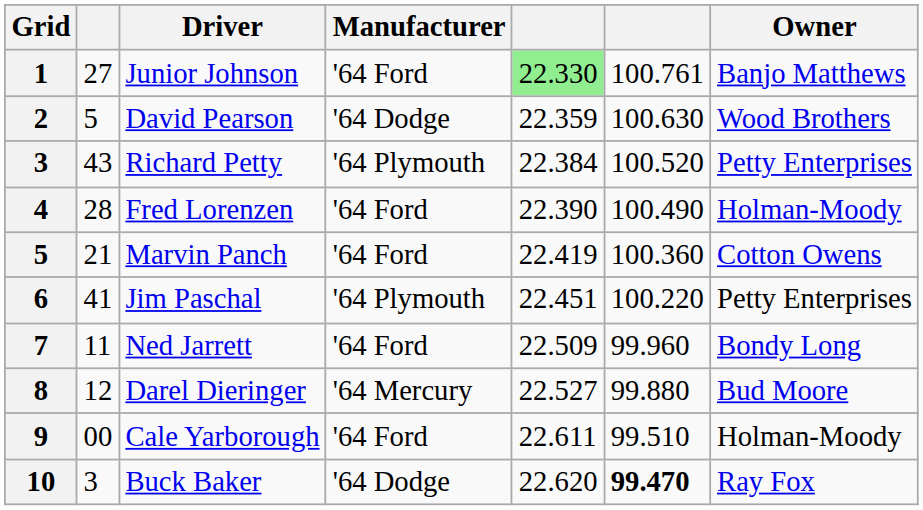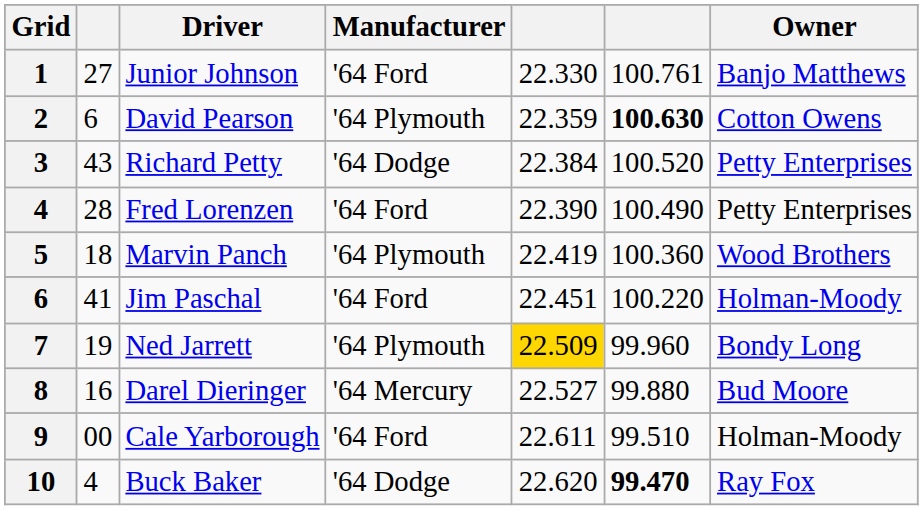(558, 72) lightgreen background -> (558, 72) no background
(91, 118) 5 -> (91, 118) 6
(391, 118) '64 Dodge -> (409, 118) '64 Plymouth
(657, 118) normal -> (657, 118) bold
(804, 118) Wood Brothers -> (799, 118) Cotton Owens
(409, 163) '64 Plymouth -> (391, 163) '64 Dodge
(809, 208) Holman-Moody -> (814, 208) Petty Enterprises
(98, 254) 21 -> (98, 254) 18
(380, 254) '64 Ford -> (409, 254) '64 Plymouth
(799, 254) Cotton Owens -> (804, 254) Wood Brothers
(409, 299) '64 Plymouth -> (380, 299) '64 Ford
(814, 299) Petty Enterprises -> (809, 299) Holman-Moody
(97, 345) 11 -> (98, 345) 19
(380, 345) '64 Ford -> (409, 345) '64 Plymouth
(558, 345) no background -> (558, 345) gold background
(98, 390) 12 -> (98, 390) 16
(91, 481) 3 -> (91, 481) 4
